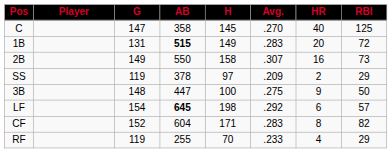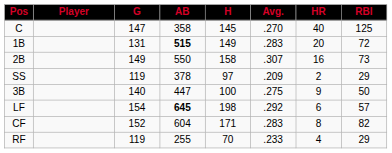(137, 92) 148 -> (137, 92) 140
